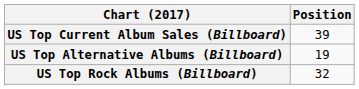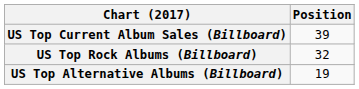rows swapped: (147, 74) <-> (147, 54)
